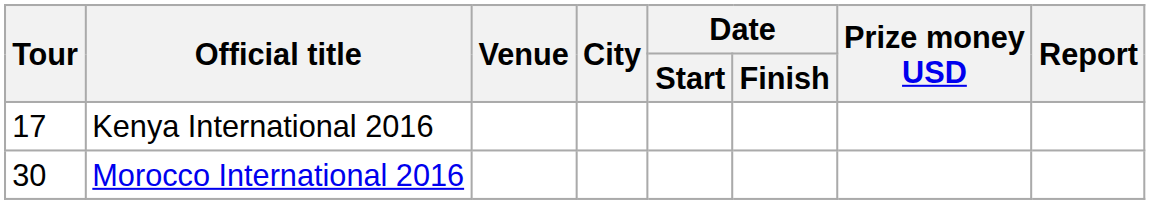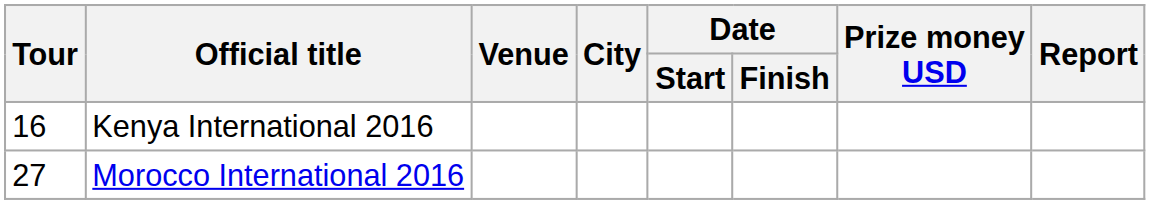(29, 127) 17 -> (29, 127) 16
(29, 175) 30 -> (29, 175) 27
